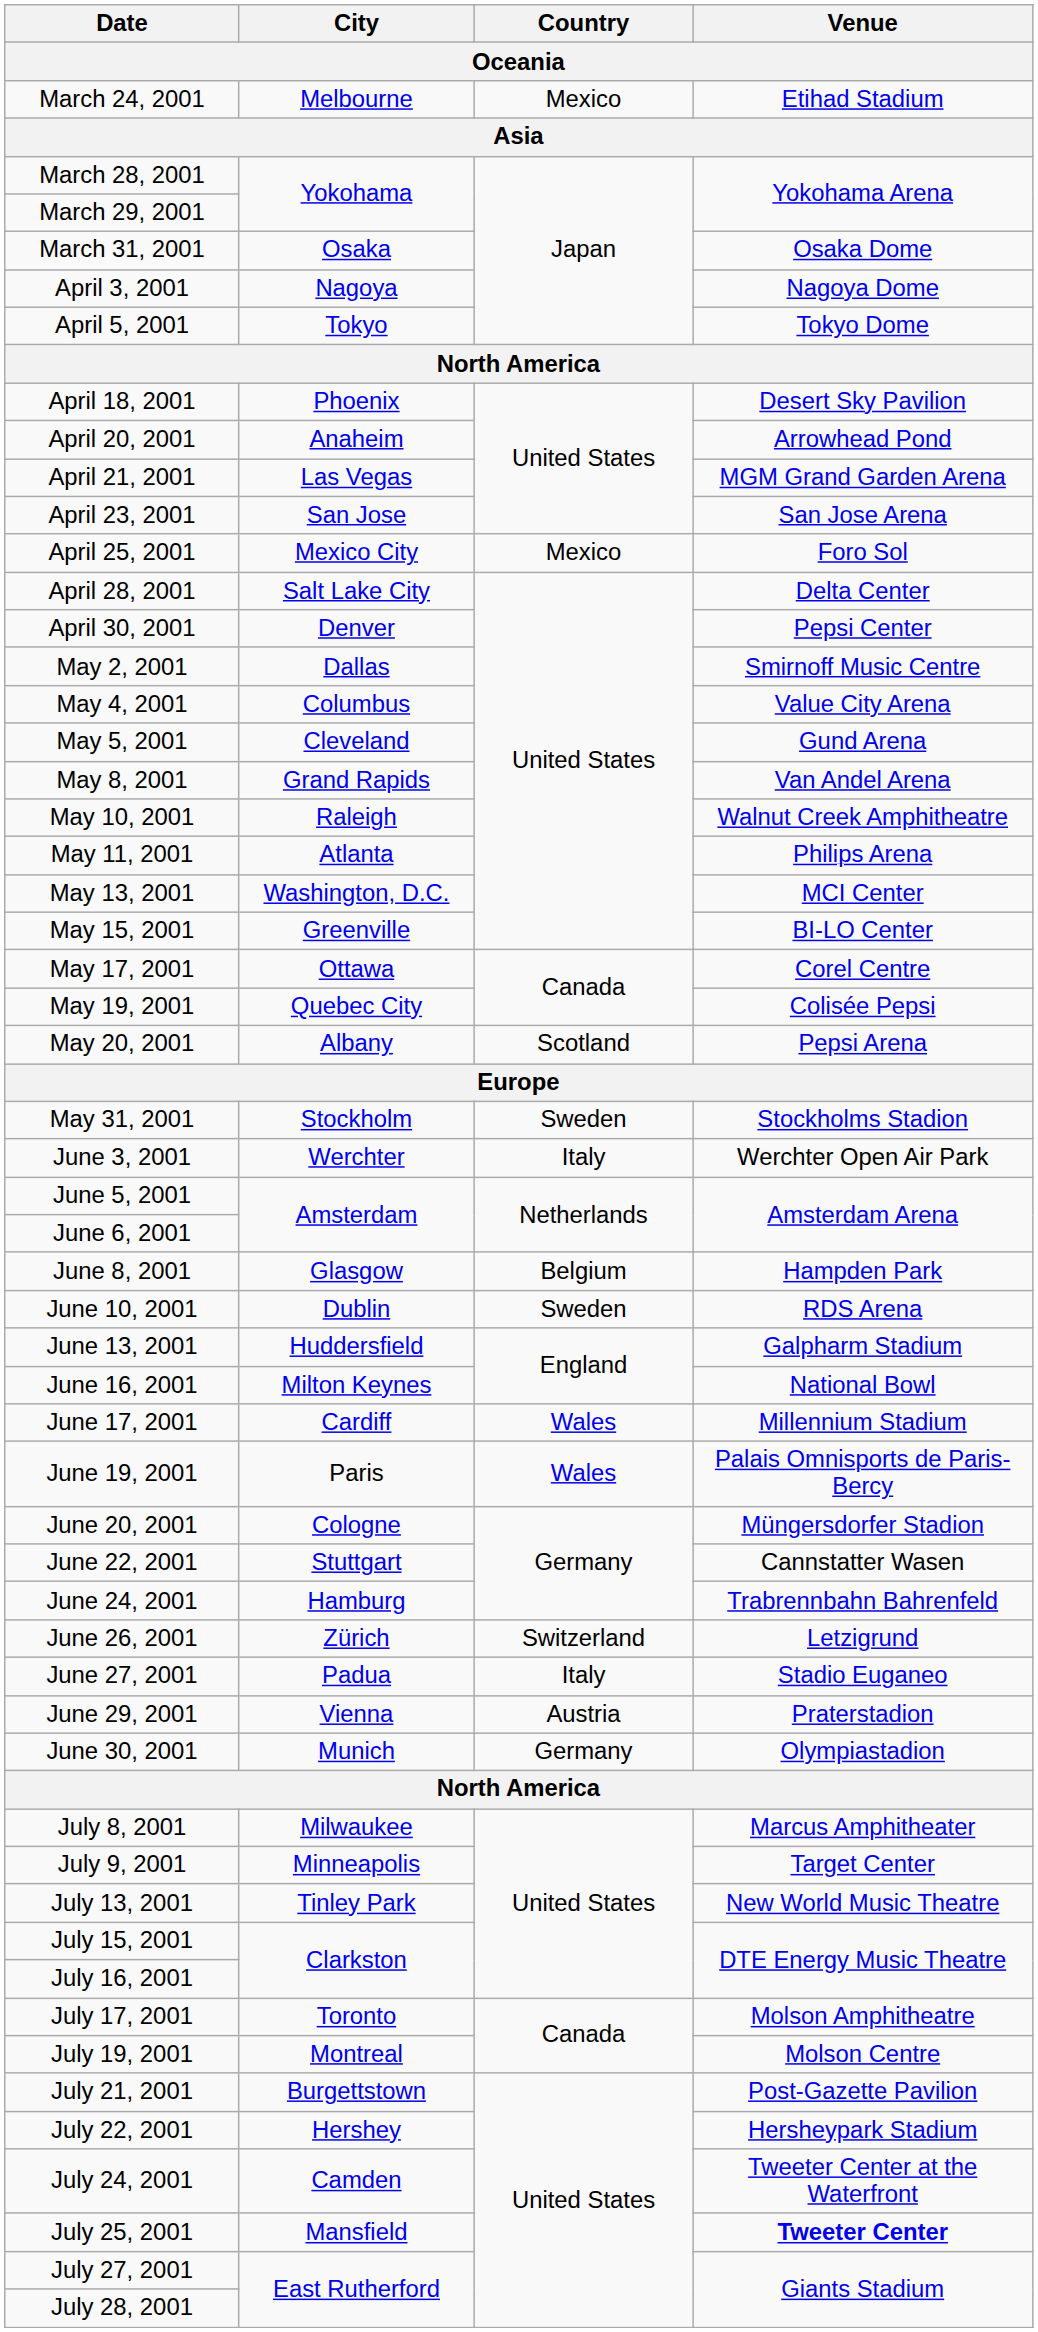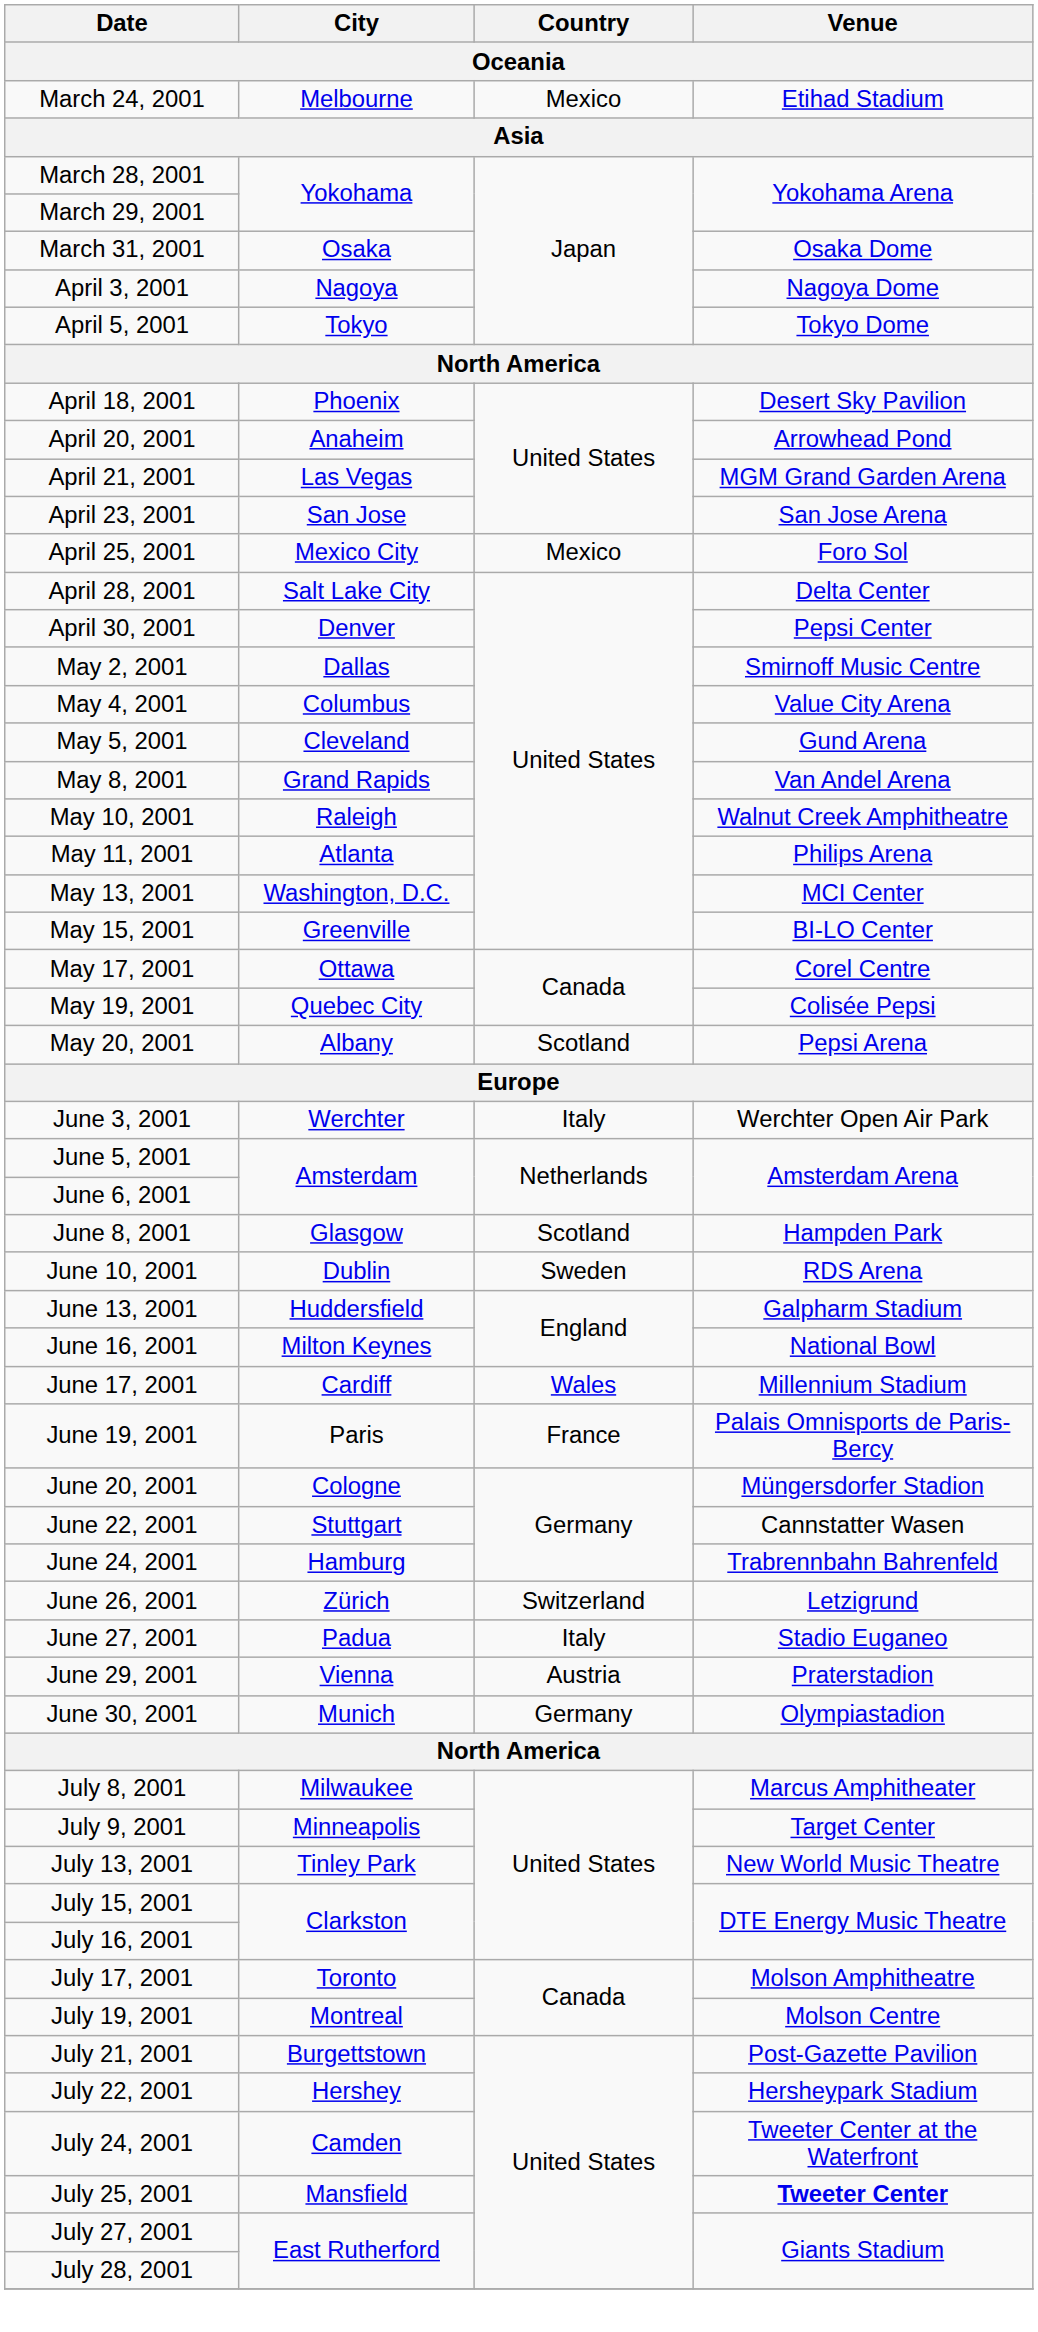- row: (122, 1119)
(584, 1271) Belgium -> (584, 1233) Scotland
(584, 1473) Wales -> (584, 1435) France
